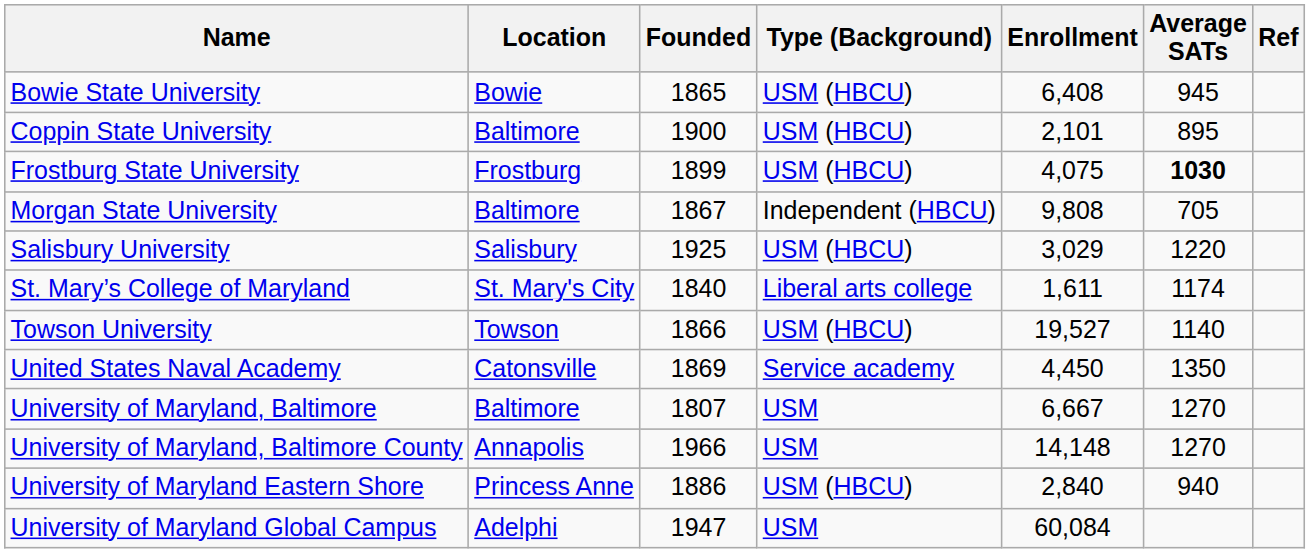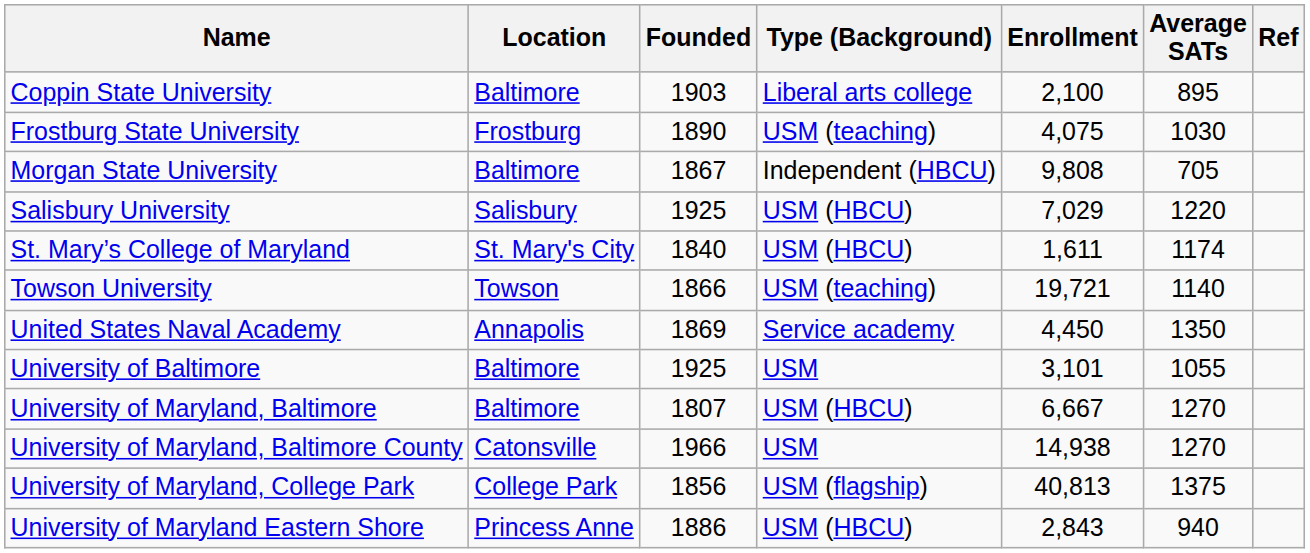- row: (135, 91)
(699, 131) 1900 -> (699, 91) 1903
(838, 131) USM (HBCU) -> (867, 91) Liberal arts college
(1073, 131) 2,101 -> (1073, 91) 2,100
(699, 171) 1899 -> (699, 131) 1890
(838, 171) USM (HBCU) -> (849, 131) USM (teaching)
(1198, 171) bold -> (1198, 131) normal
(1073, 250) 3,029 -> (1073, 210) 7,029
(867, 289) Liberal arts college -> (838, 250) USM (HBCU)
(838, 329) USM (HBCU) -> (849, 289) USM (teaching)
(1073, 329) 19,527 -> (1073, 289) 19,721
(535, 369) Catonsville -> (529, 329) Annapolis
+ row: (135, 369)
(790, 408) USM -> (838, 408) USM (HBCU)
(529, 448) Annapolis -> (535, 448) Catonsville
(1073, 448) 14,148 -> (1073, 448) 14,938
+ row: (212, 487)
(1073, 487) 2,840 -> (1073, 527) 2,843
- row: (223, 527)
